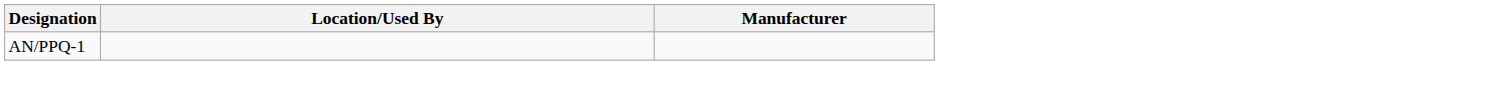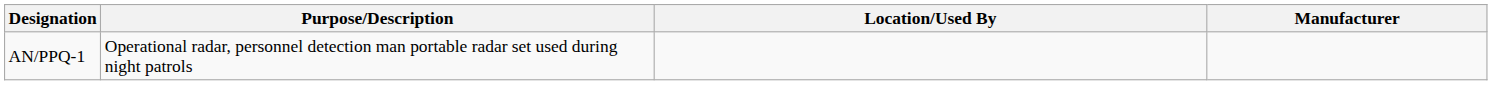+ column: (377, 18)
